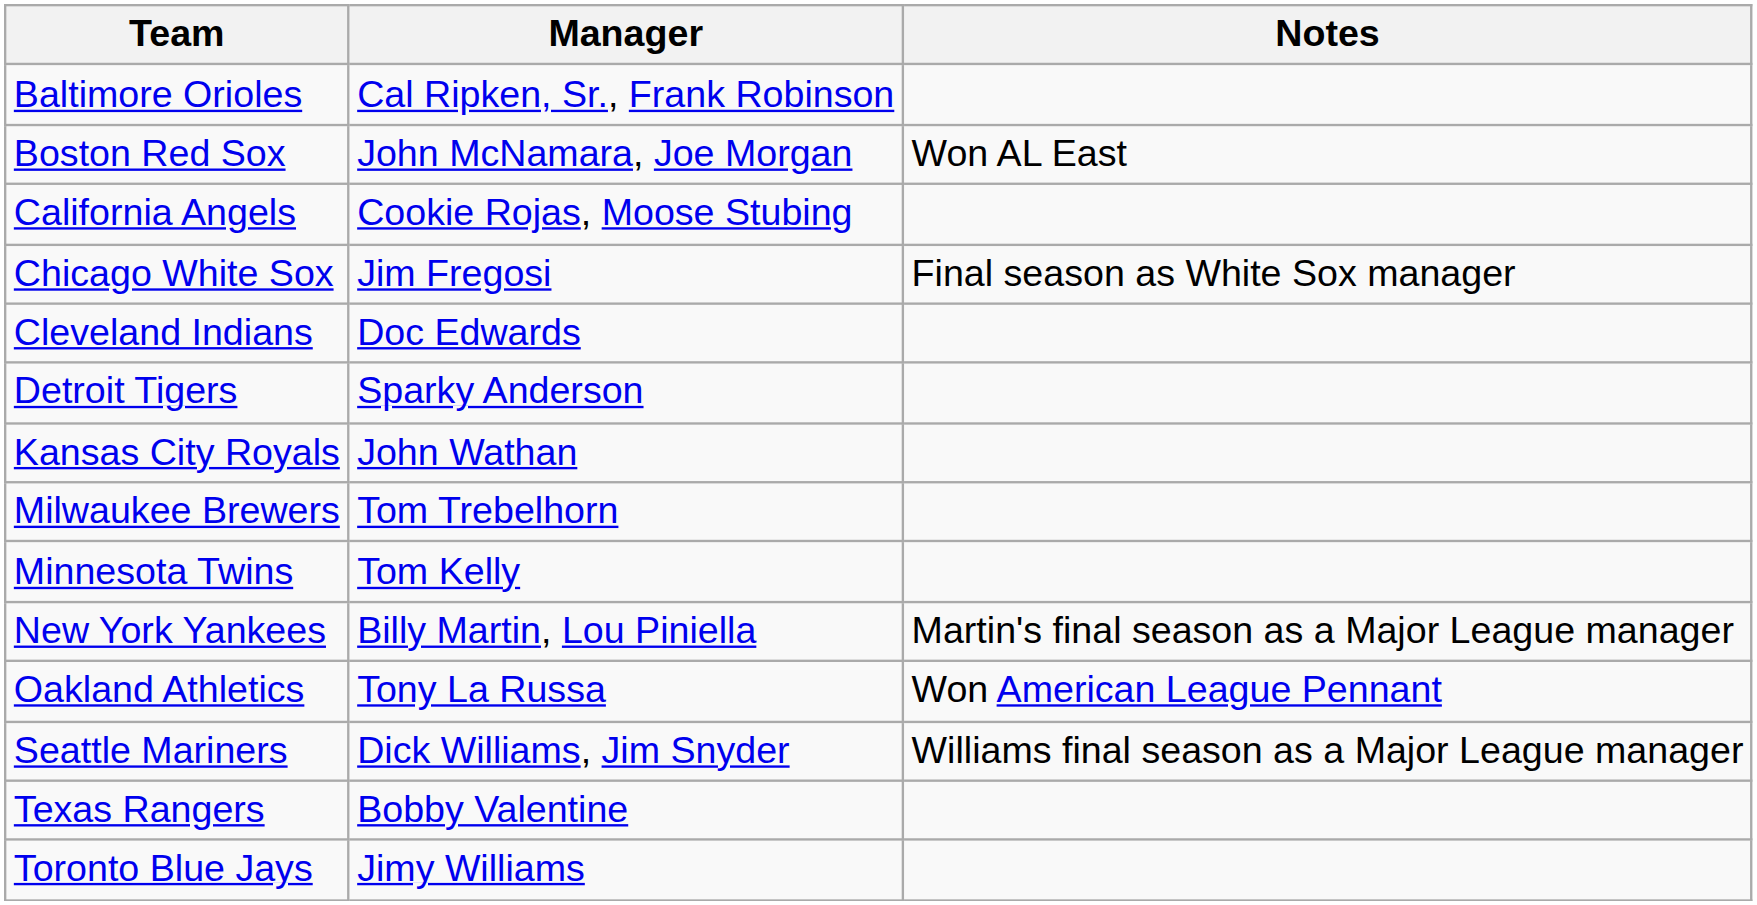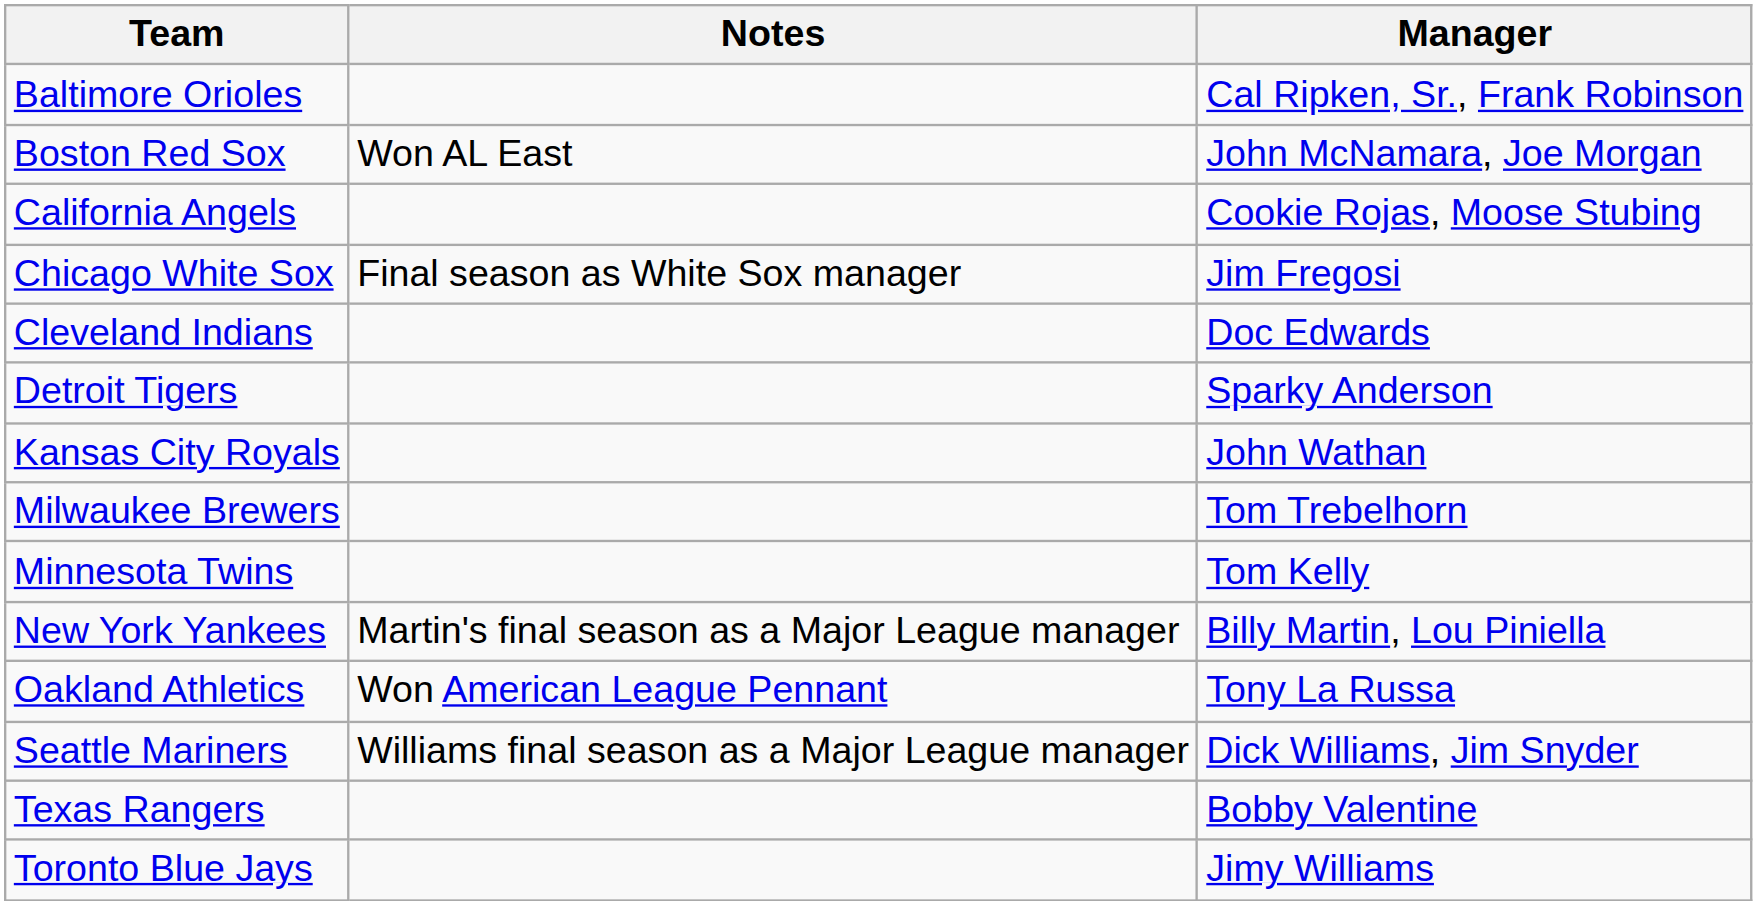columns swapped: (626, 34) <-> (1328, 34)
